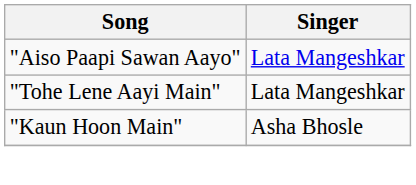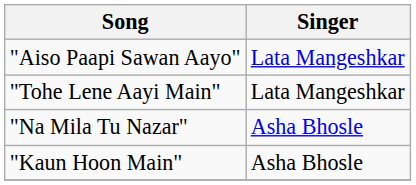+ row: (99, 127)
